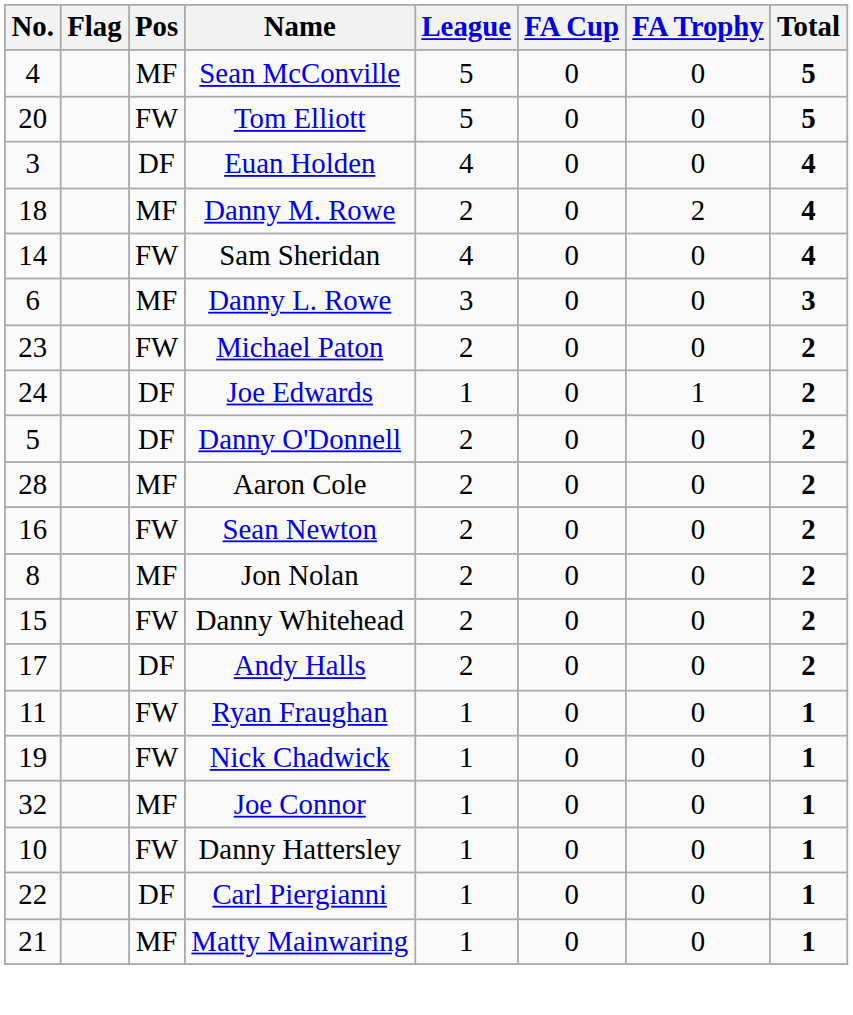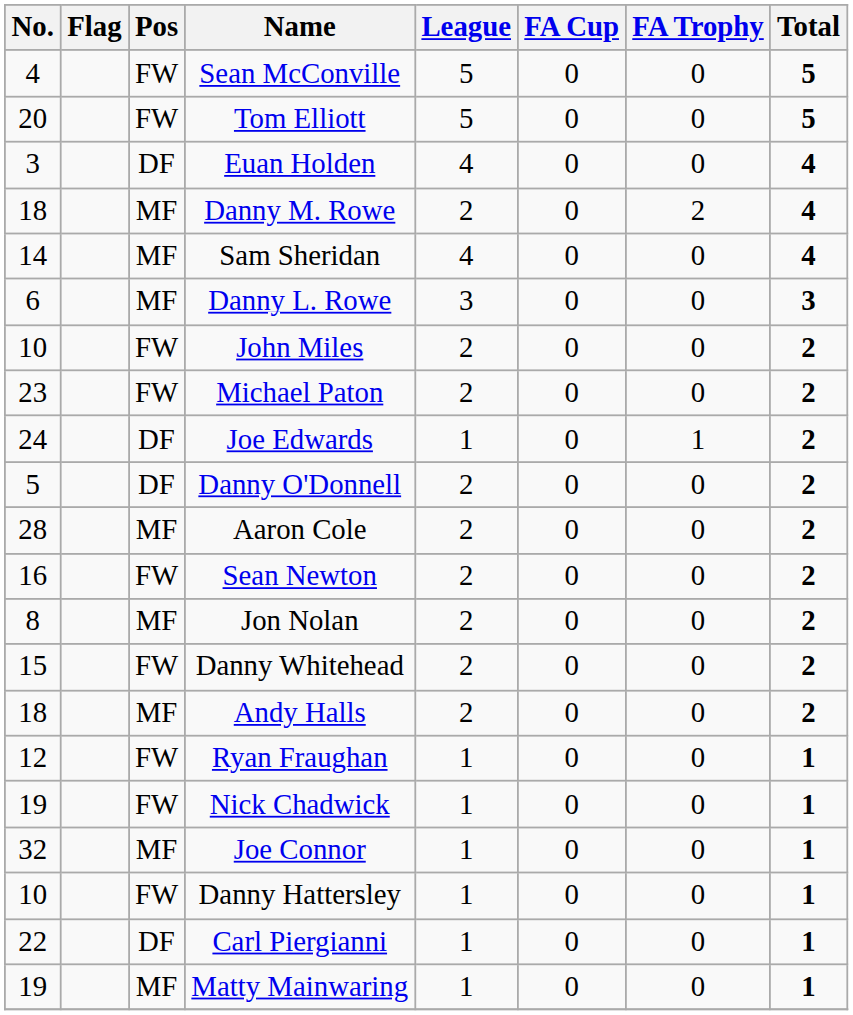(156, 73) MF -> (156, 73) FW
(156, 255) FW -> (156, 255) MF
+ row: (300, 347)
(33, 666) 17 -> (33, 712) 18
(156, 666) DF -> (156, 712) MF
(33, 712) 11 -> (33, 758) 12
(33, 940) 21 -> (33, 986) 19
